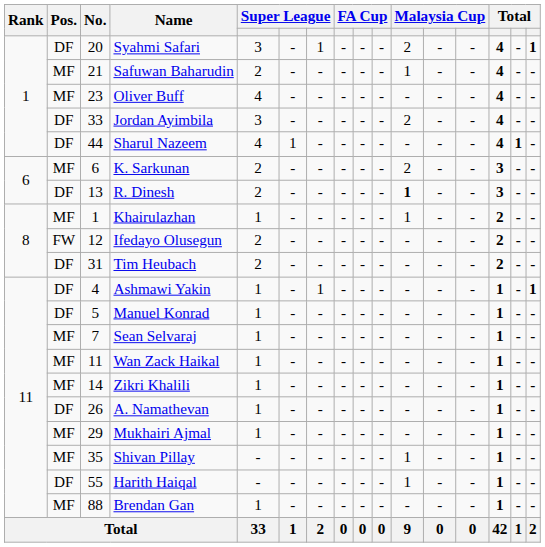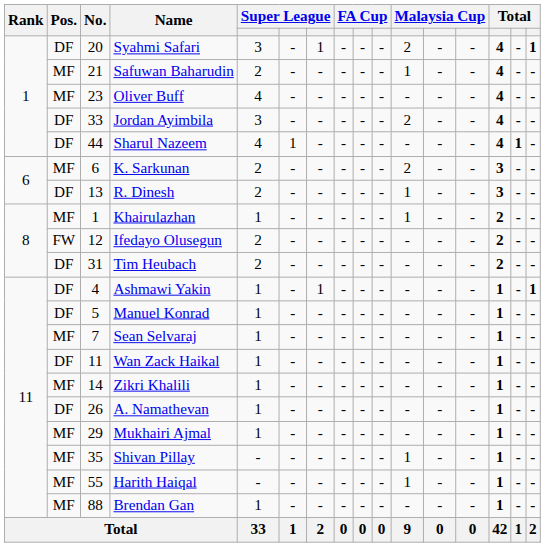(407, 192) bold -> (407, 192) normal
(64, 361) MF -> (64, 361) DF
(64, 481) DF -> (64, 481) MF
